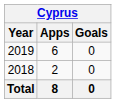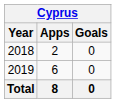rows swapped: (21, 70) <-> (21, 51)
